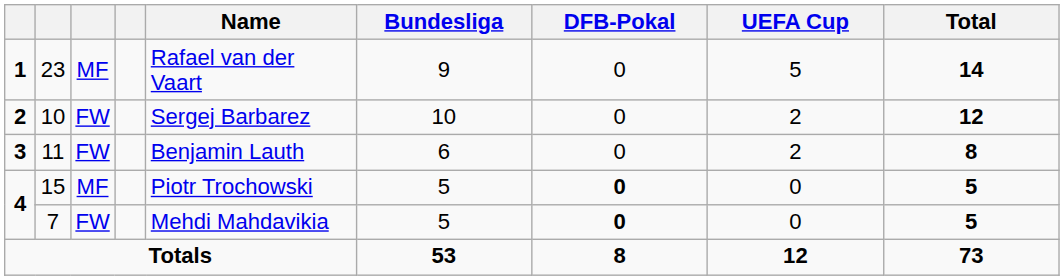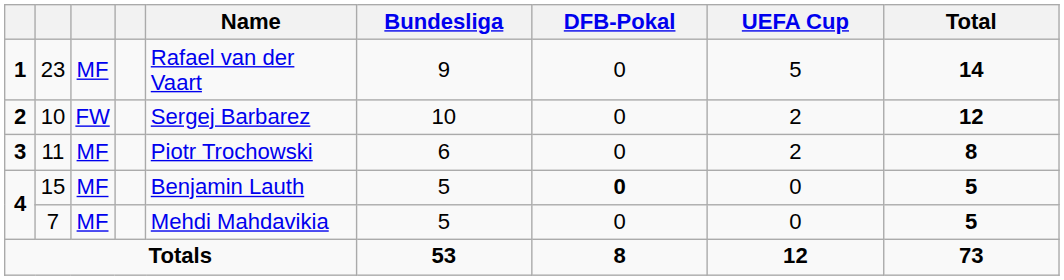(93, 151) FW -> (93, 151) MF
(227, 151) Benjamin Lauth -> (232, 151) Piotr Trochowski
(232, 186) Piotr Trochowski -> (227, 186) Benjamin Lauth
(93, 221) FW -> (93, 221) MF
(620, 221) bold -> (620, 221) normal
